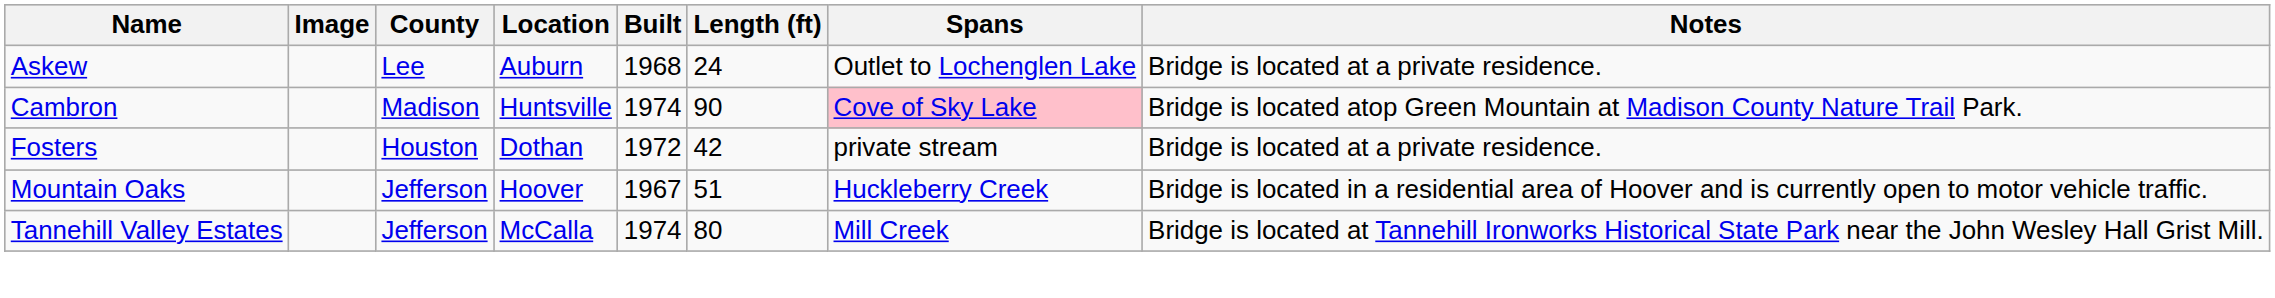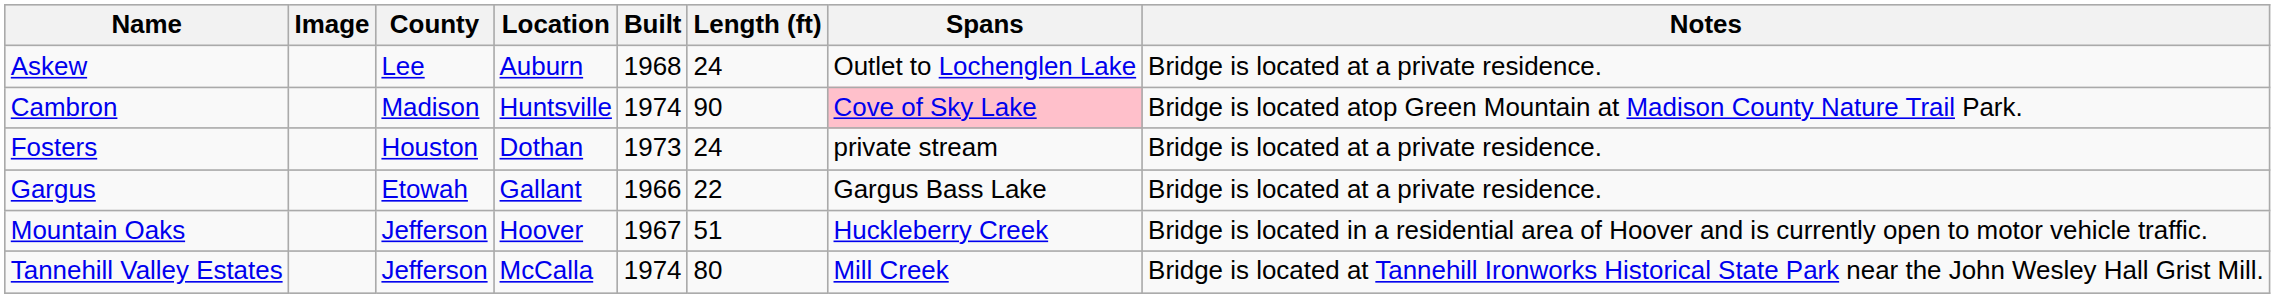(653, 148) 1972 -> (653, 148) 1973
(708, 148) 42 -> (708, 148) 24
+ row: (53, 189)
